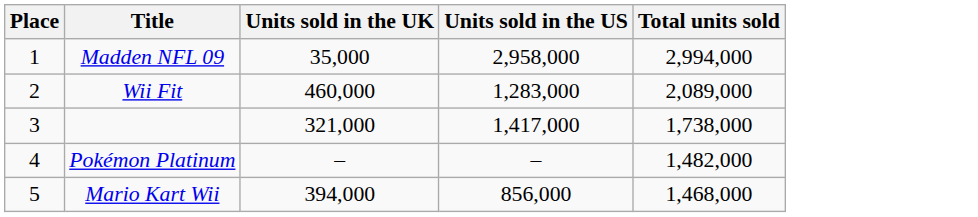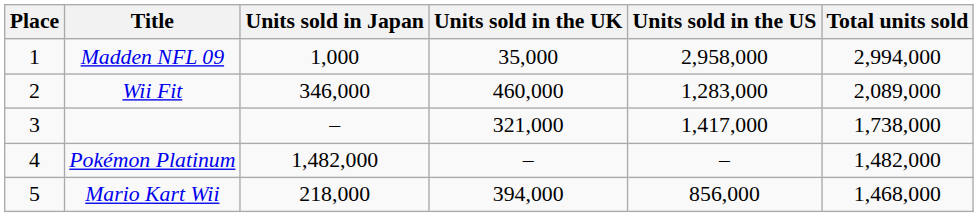+ column: (335, 21)
